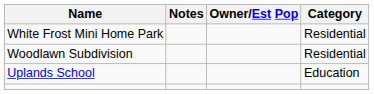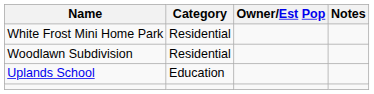columns swapped: (335, 14) <-> (186, 14)
